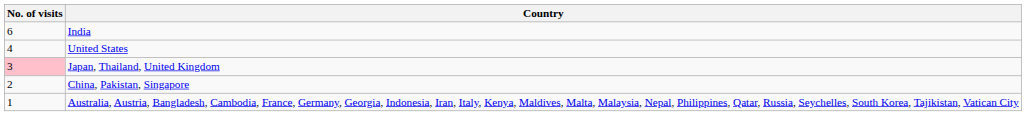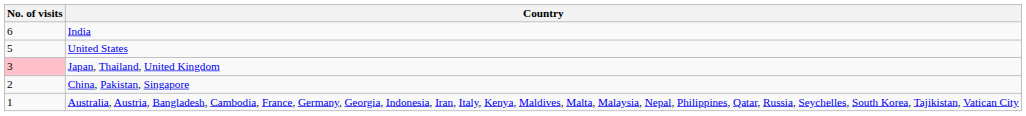(10, 48) 4 -> (10, 48) 5
